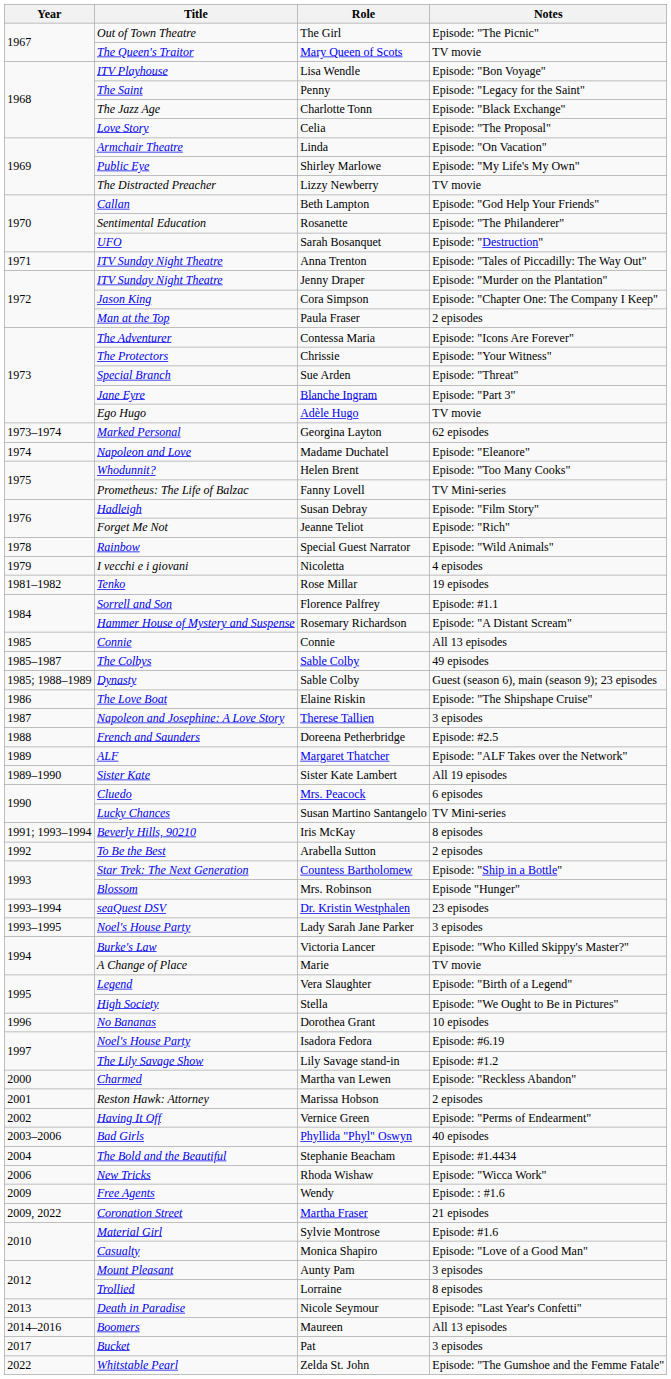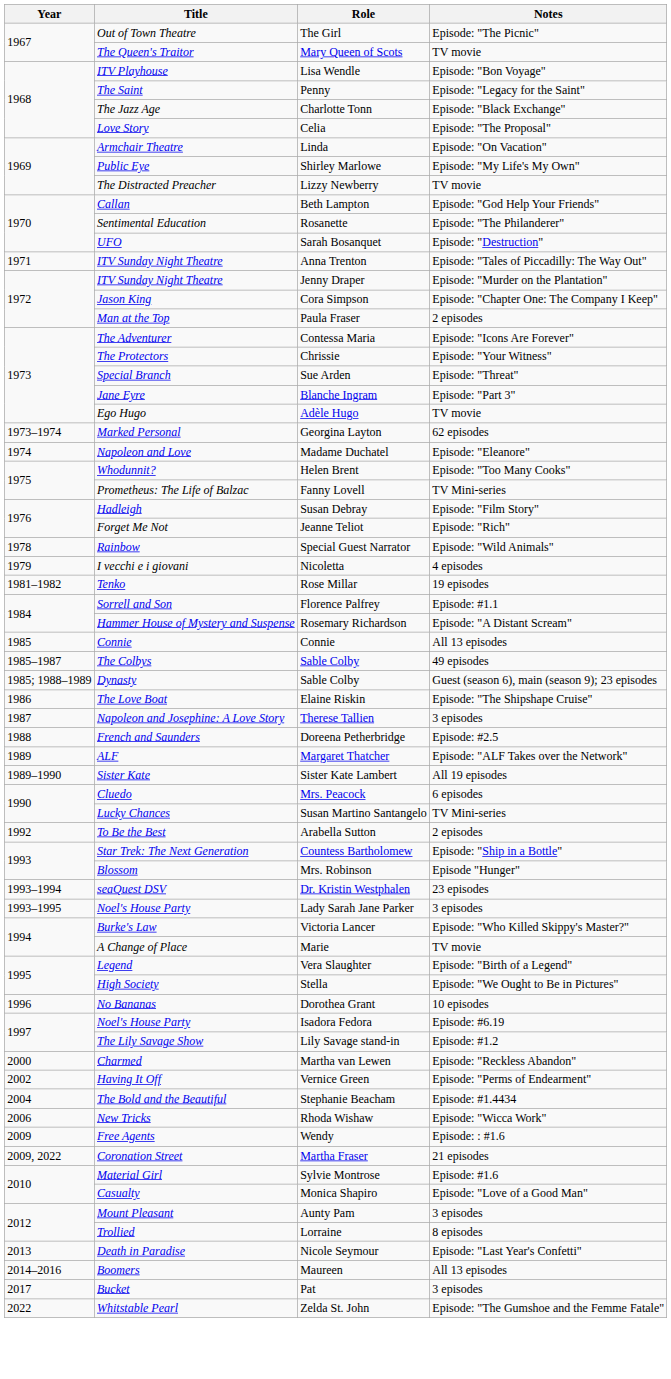- row: (146, 832)
- row: (153, 1098)
- row: (121, 1136)
